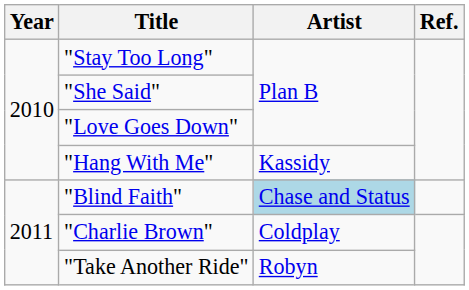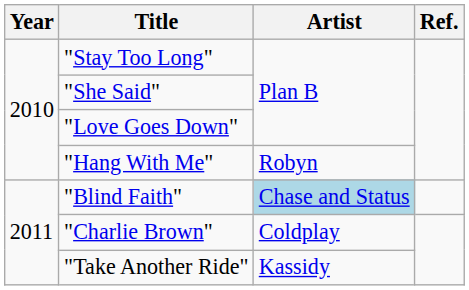(294, 162) Kassidy -> (288, 162) Robyn
(288, 267) Robyn -> (294, 267) Kassidy
